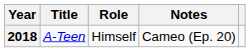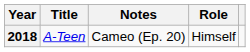columns swapped: (114, 15) <-> (189, 15)
